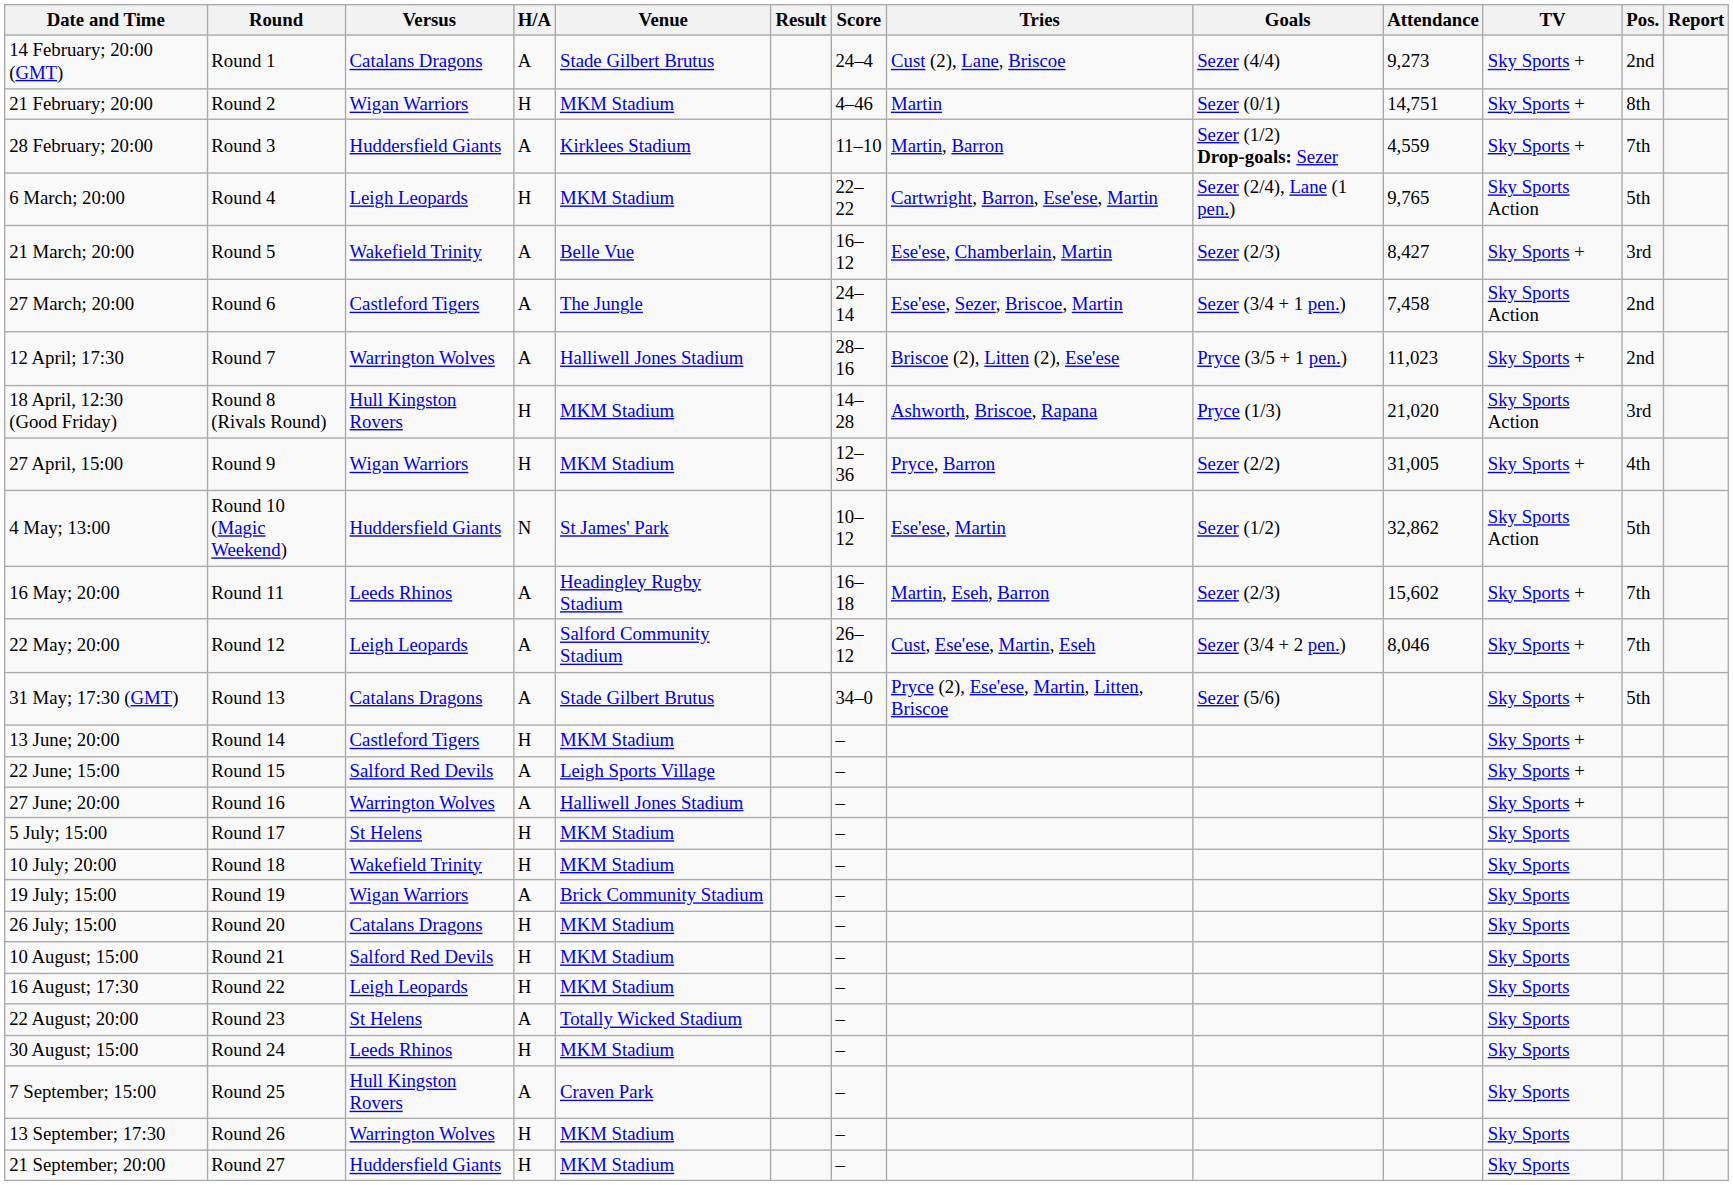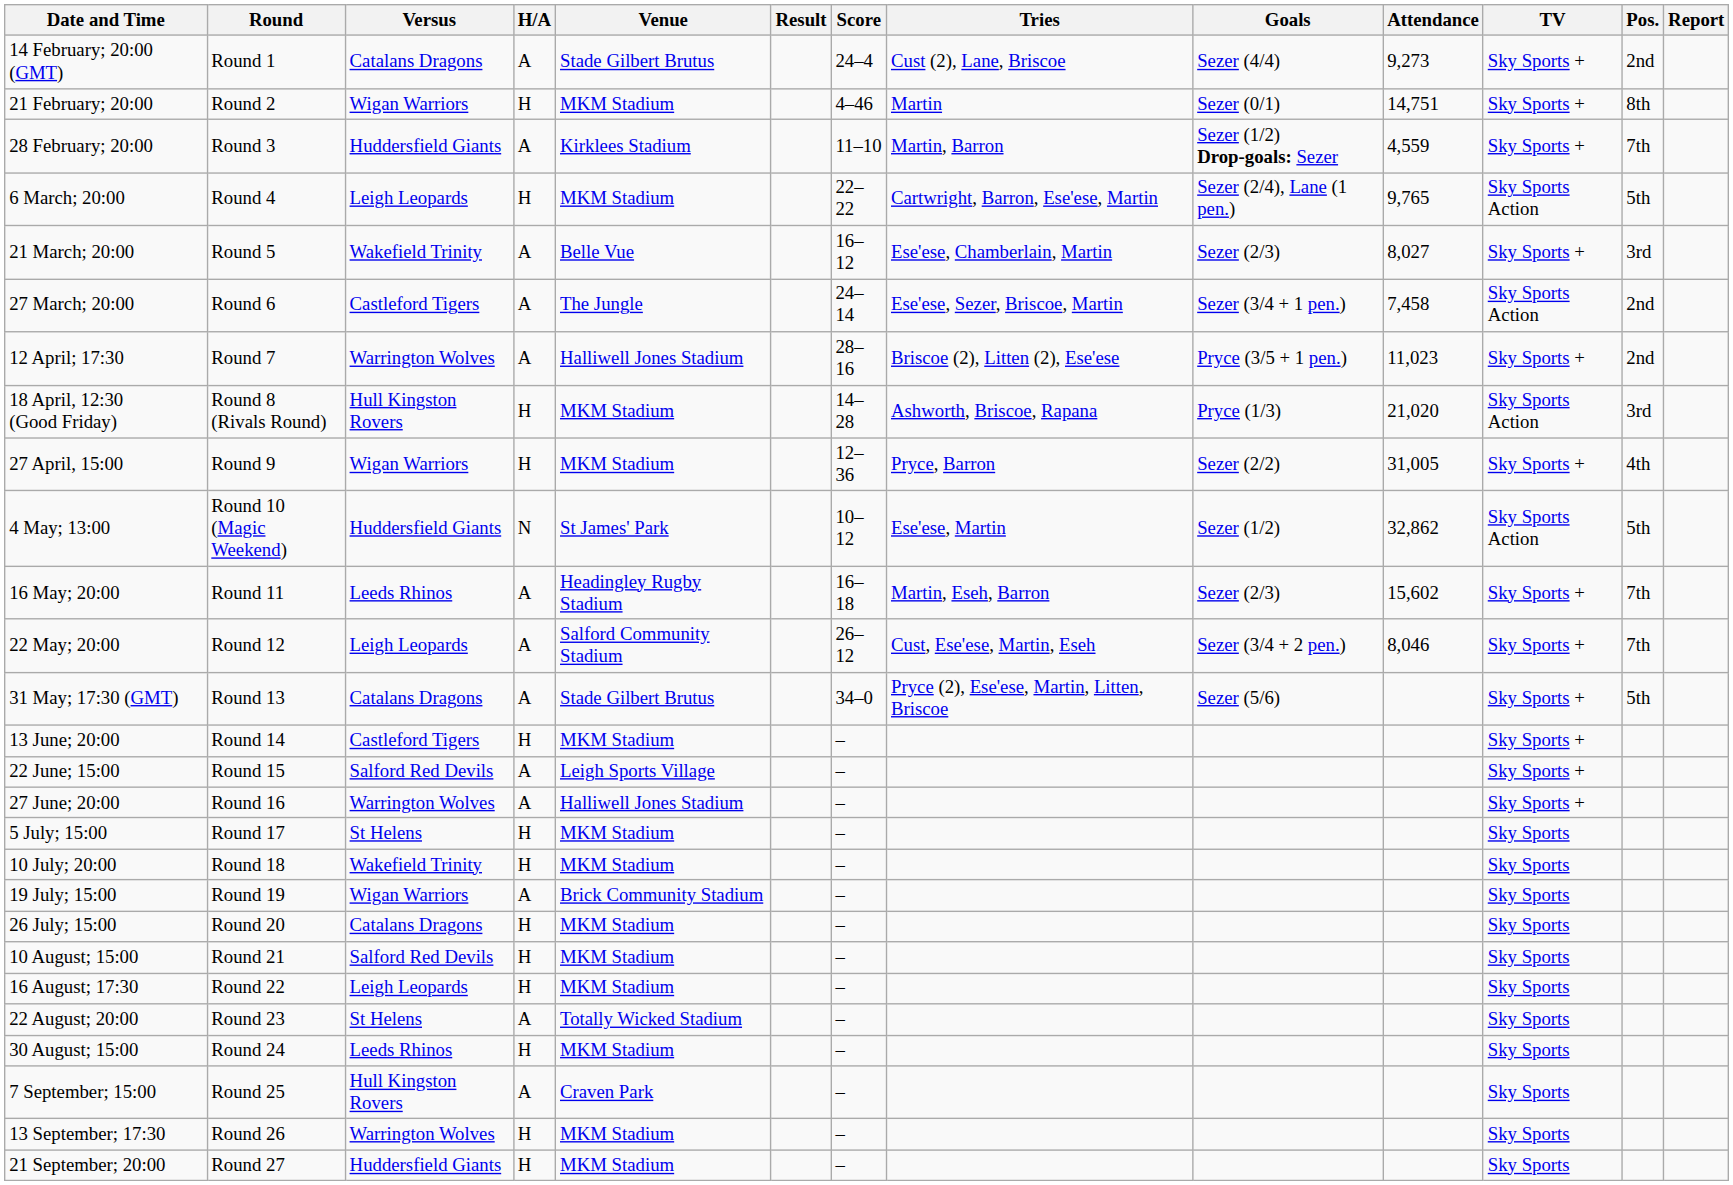(1408, 251) 8,427 -> (1408, 251) 8,027
